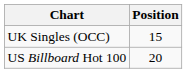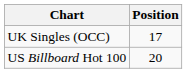(155, 36) 15 -> (155, 36) 17
